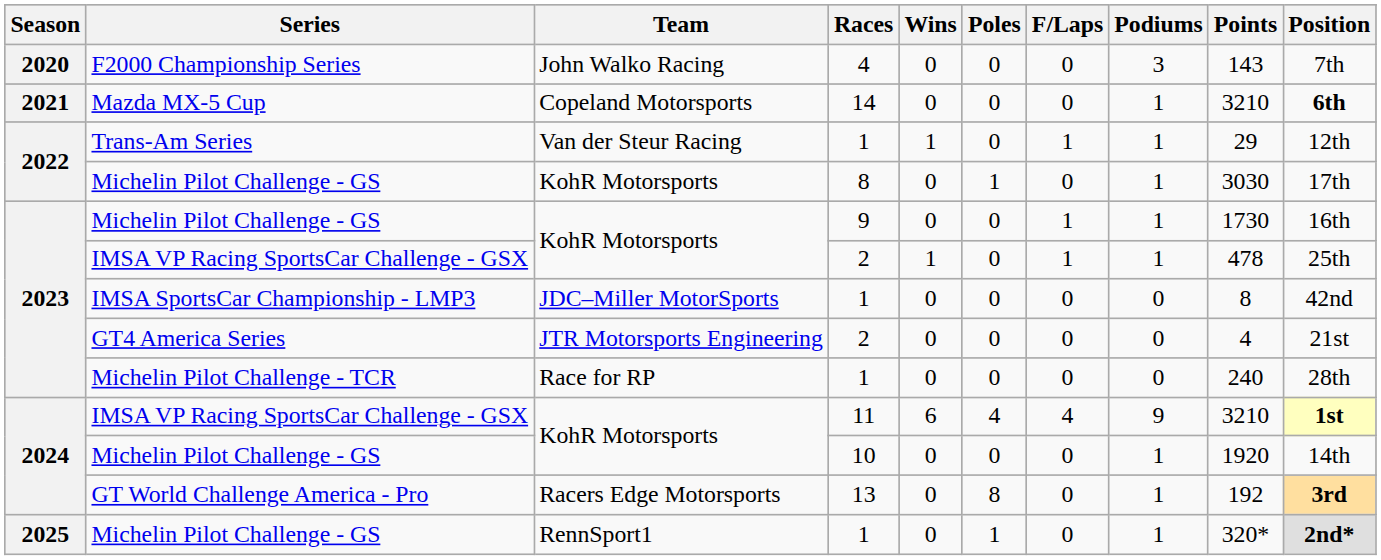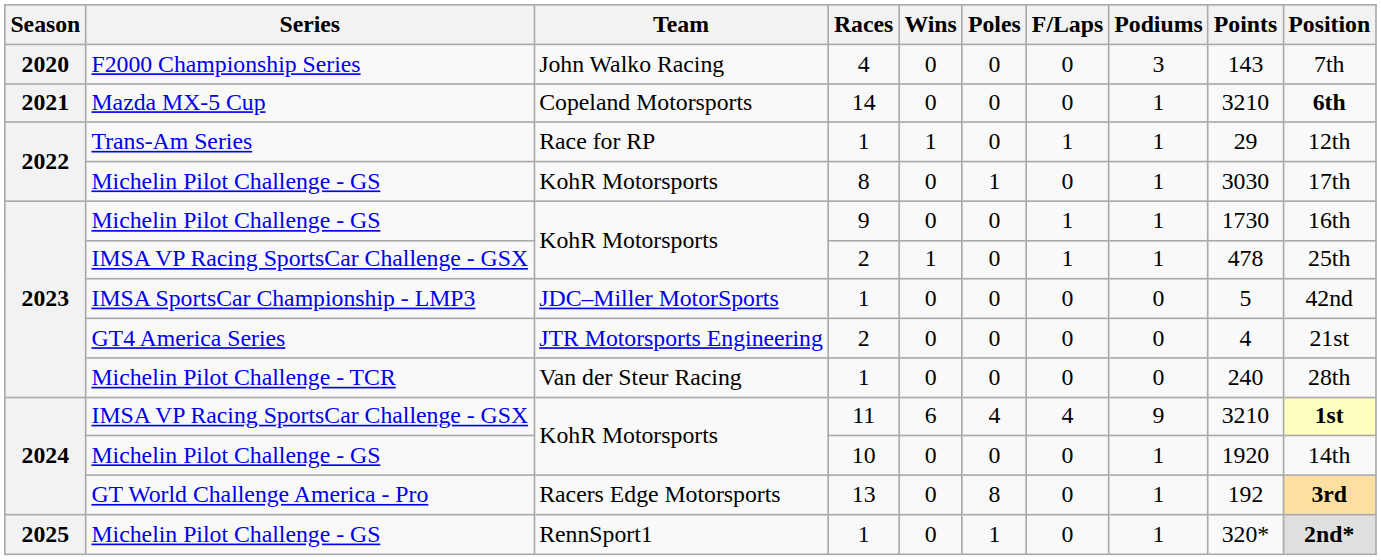(640, 142) Van der Steur Racing -> (597, 142) Race for RP
(1246, 298) 8 -> (1246, 298) 5
(597, 377) Race for RP -> (640, 377) Van der Steur Racing
